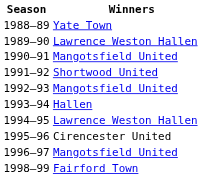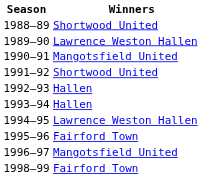(82, 25) Yate Town -> (106, 25) Shortwood United
(115, 89) Mangotsfield United -> (73, 89) Hallen
(112, 136) Cirencester United -> (96, 136) Fairford Town
